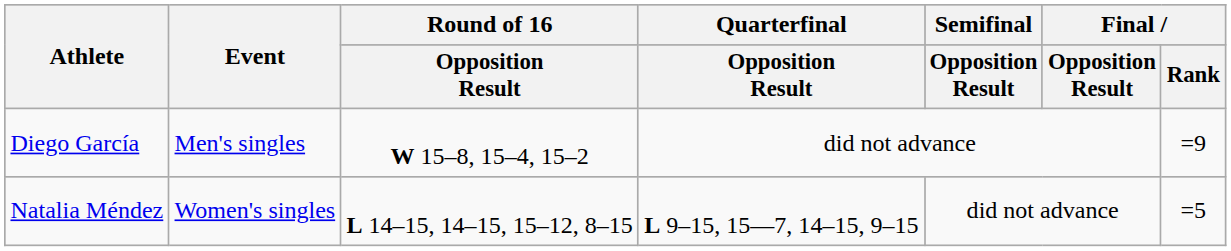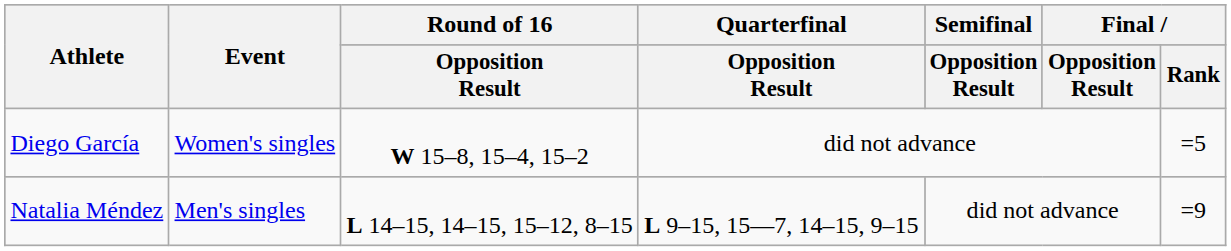(240, 142) Men's singles -> (255, 142) Women's singles
(1193, 142) =9 -> (1193, 142) =5
(255, 210) Women's singles -> (240, 210) Men's singles
(1193, 210) =5 -> (1193, 210) =9
